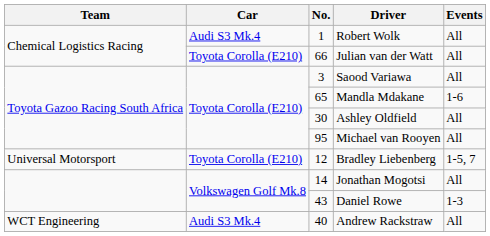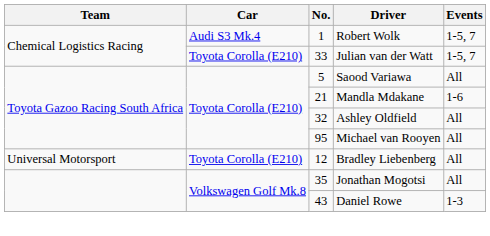(454, 35) All -> (461, 35) 1-5, 7
(321, 56) 66 -> (321, 56) 33
(454, 56) All -> (461, 56) 1-5, 7
(321, 77) 3 -> (321, 77) 5
(321, 97) 65 -> (321, 97) 21
(321, 118) 30 -> (321, 118) 32
(461, 159) 1-5, 7 -> (454, 159) All
(321, 180) 14 -> (321, 180) 35
- row: (384, 221)
